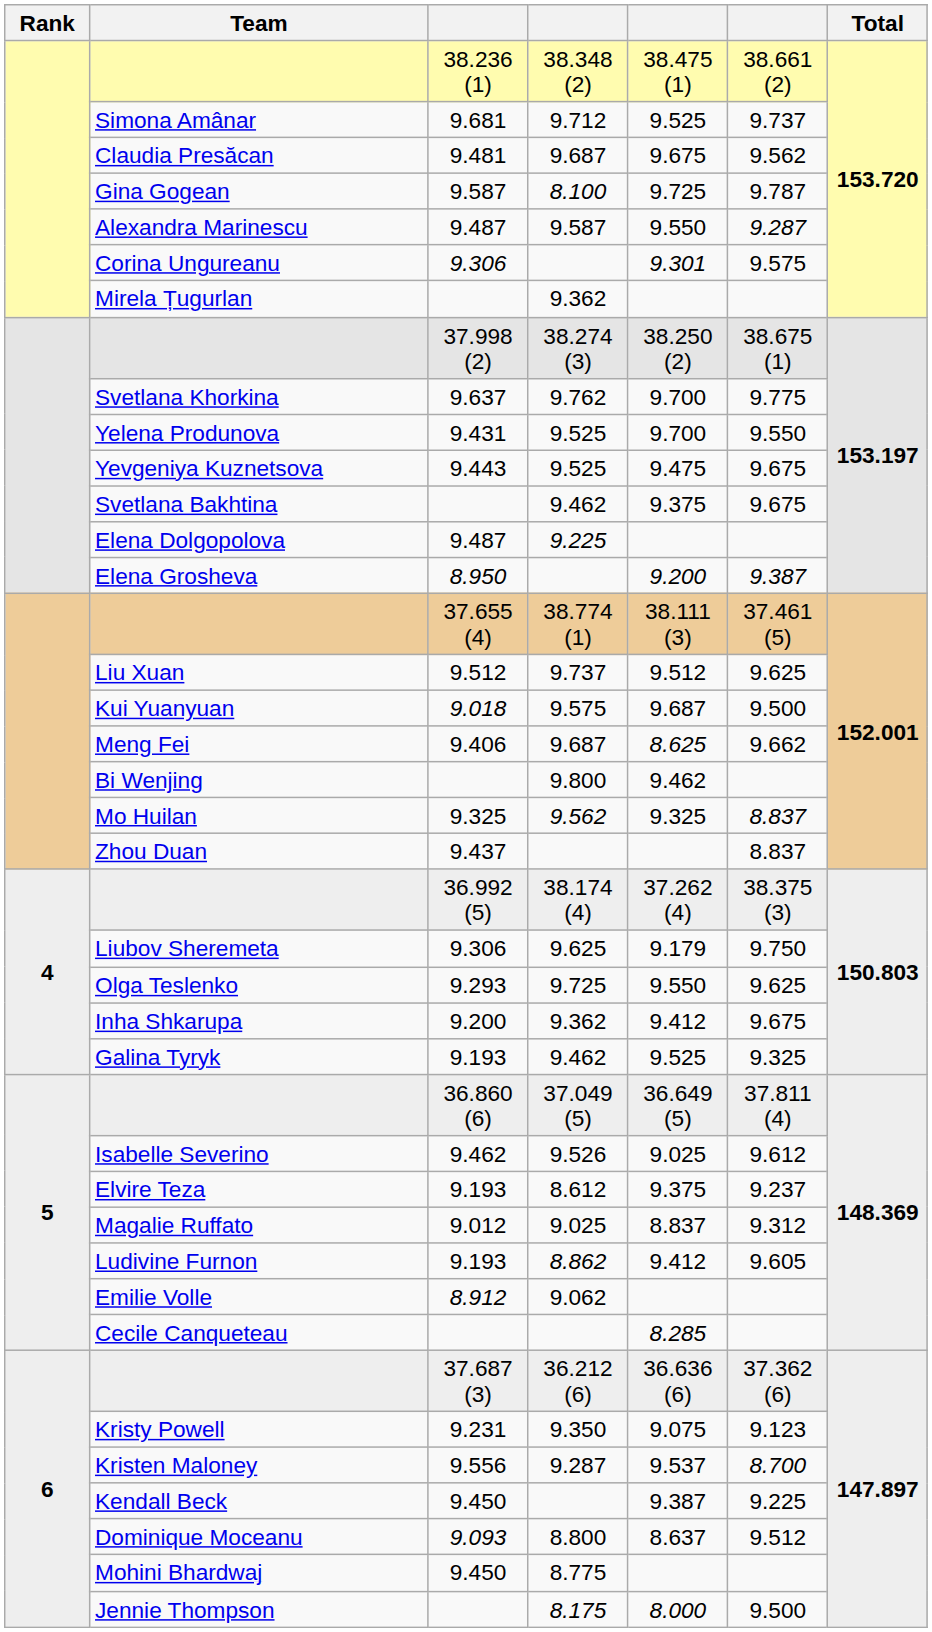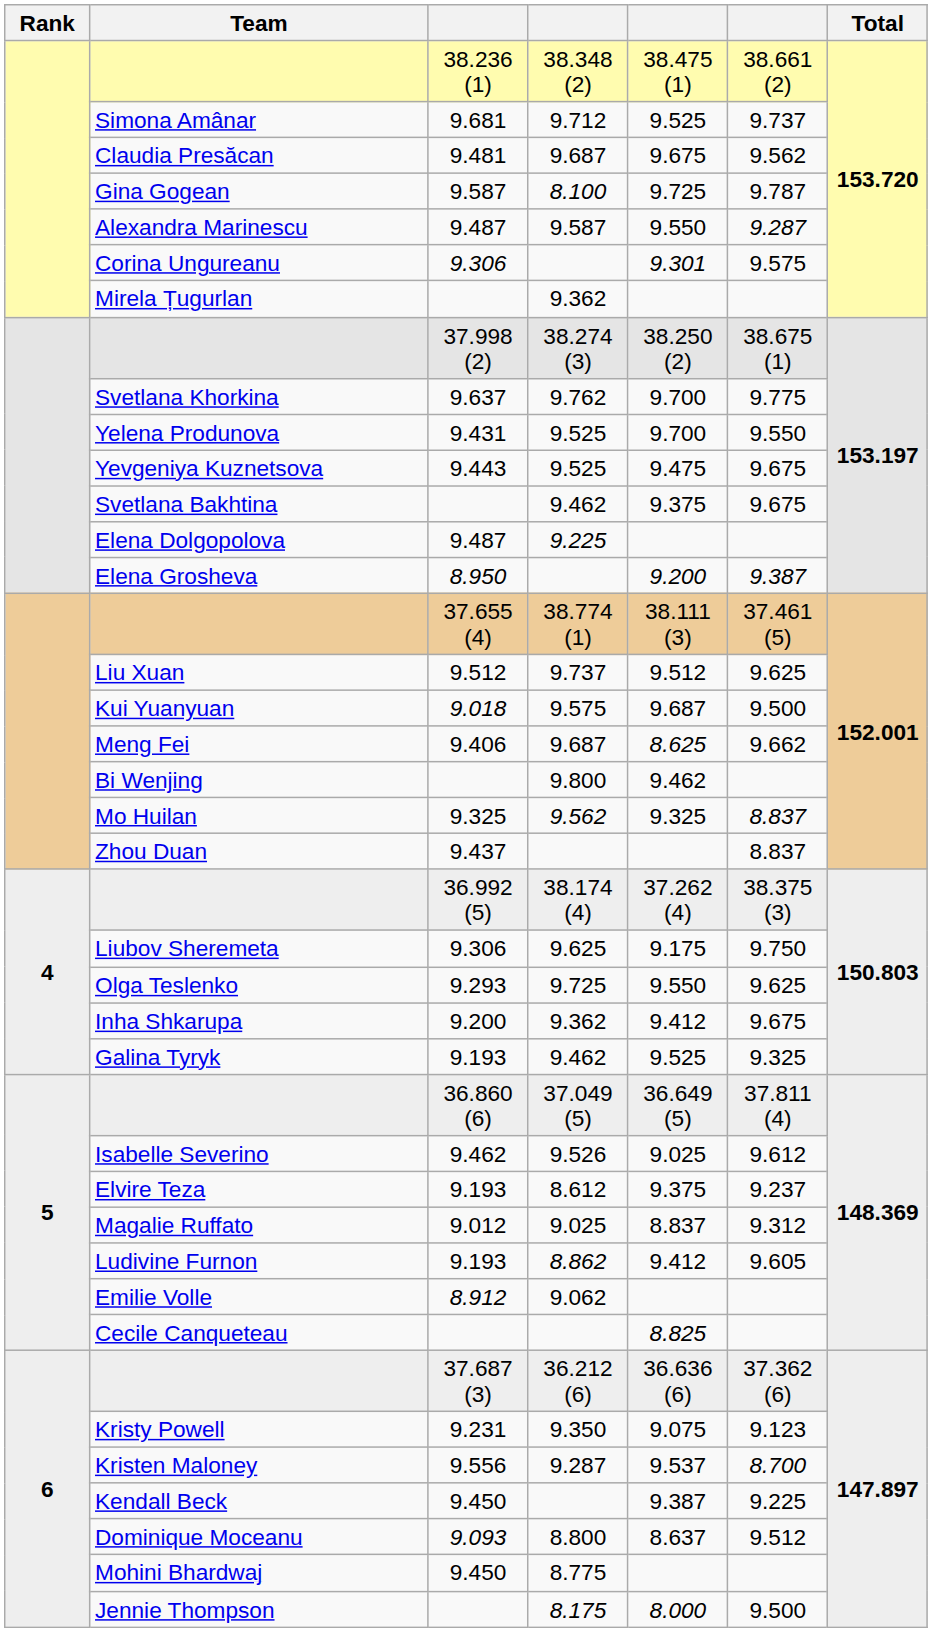(678, 949) 9.179 -> (678, 949) 9.175
(678, 1333) 8.285 -> (678, 1333) 8.825
